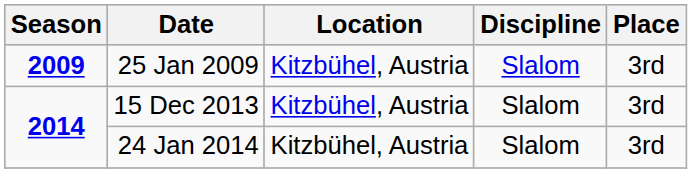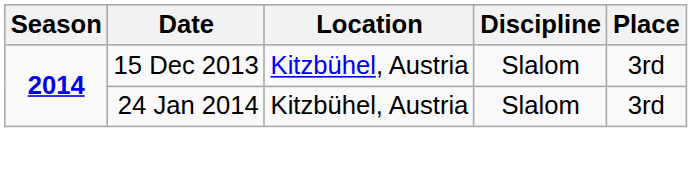- row: (188, 65)
